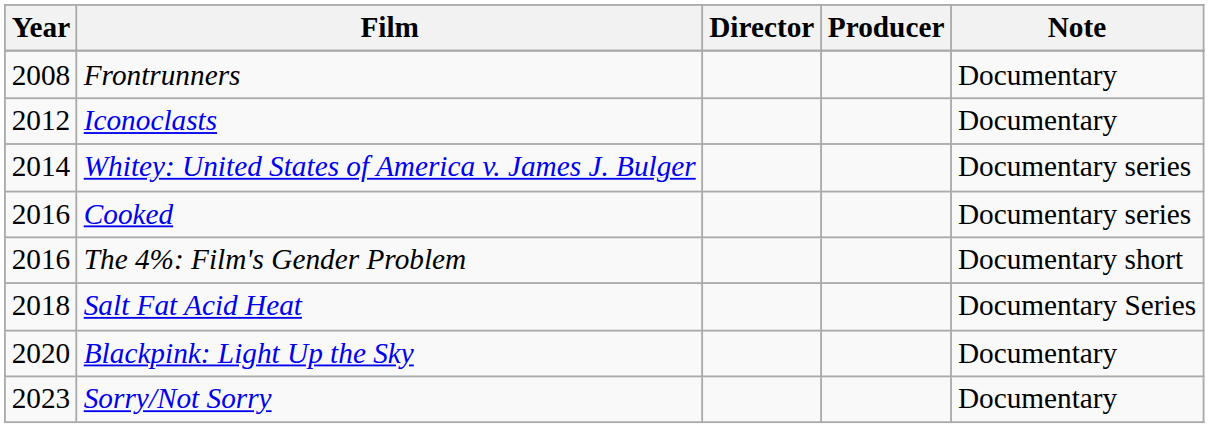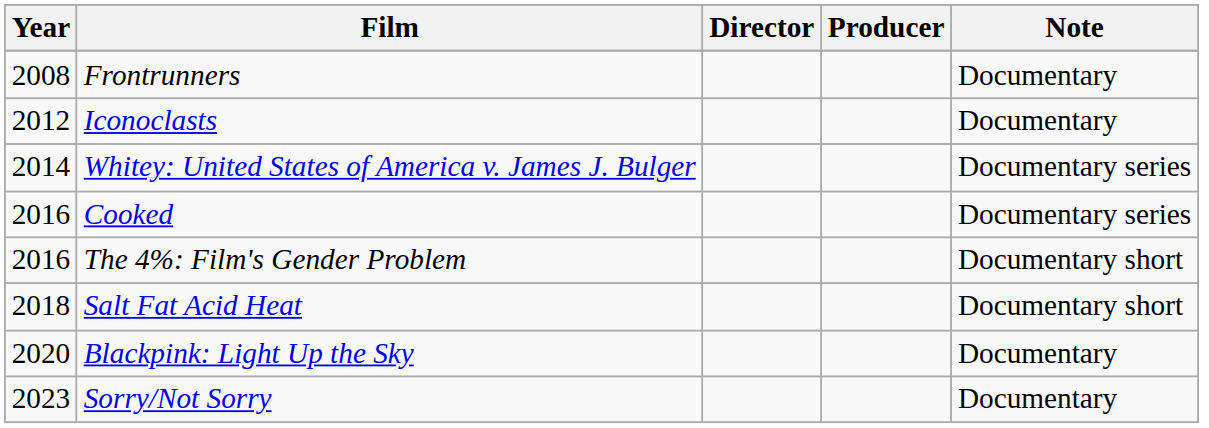(1077, 306) Documentary Series -> (1071, 306) Documentary short
